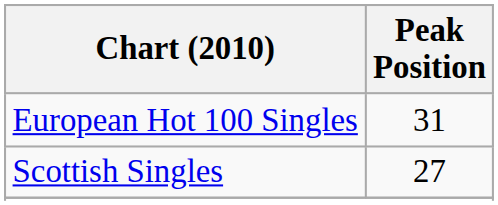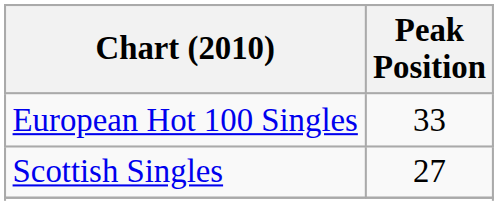(429, 119) 31 -> (429, 119) 33
